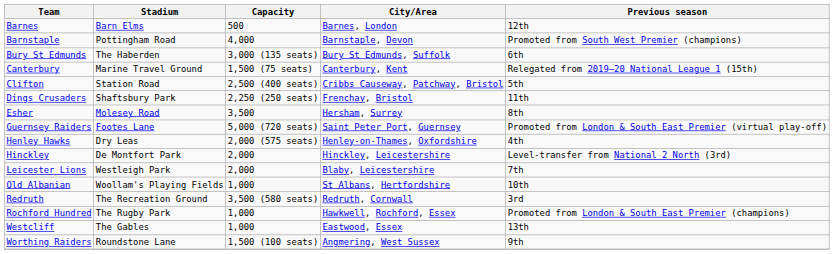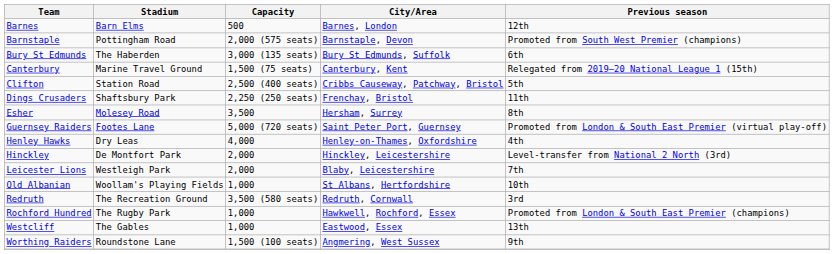(241, 40) 4,000 -> (273, 40) 2,000 (575 seats)
(273, 141) 2,000 (575 seats) -> (241, 141) 4,000
